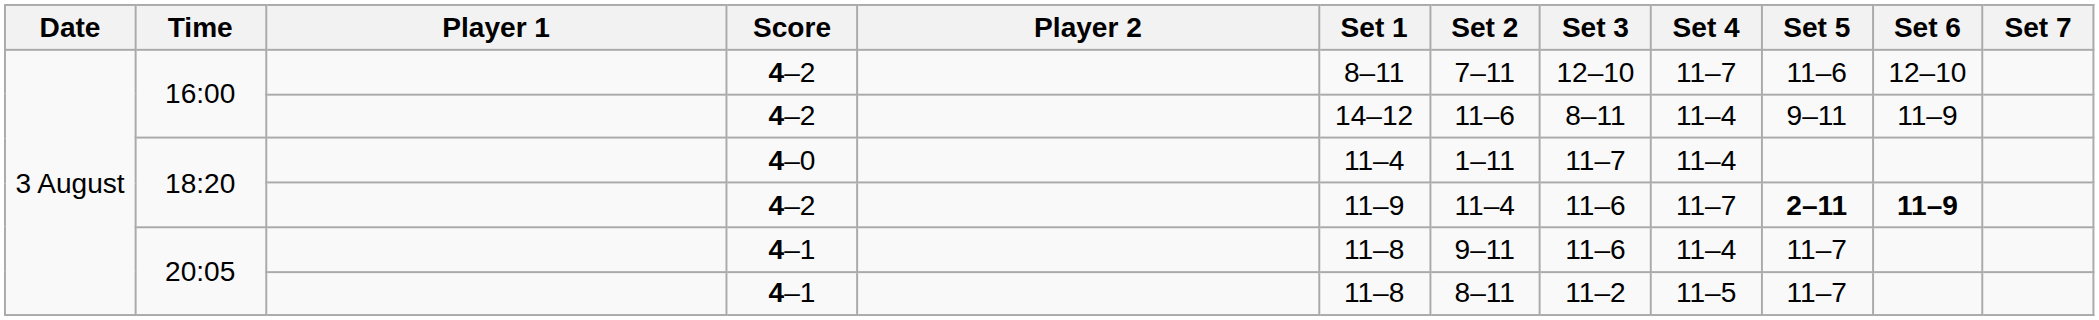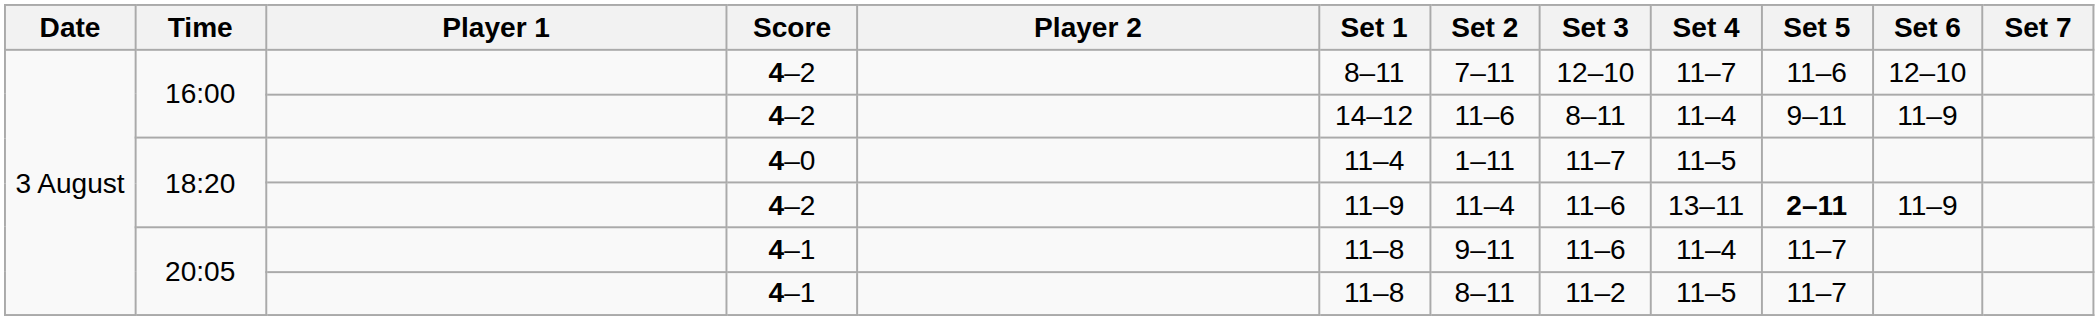(1706, 161) 11–4 -> (1706, 161) 11–5
(1706, 205) 11–7 -> (1706, 205) 13–11
(1927, 205) bold -> (1927, 205) normal
